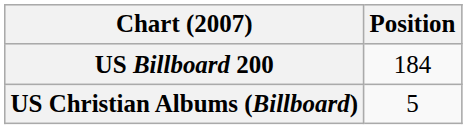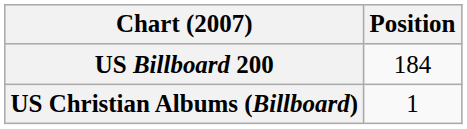(412, 103) 5 -> (412, 103) 1
